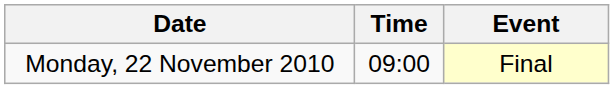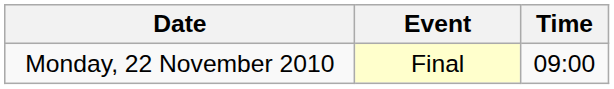columns swapped: (399, 24) <-> (526, 24)
